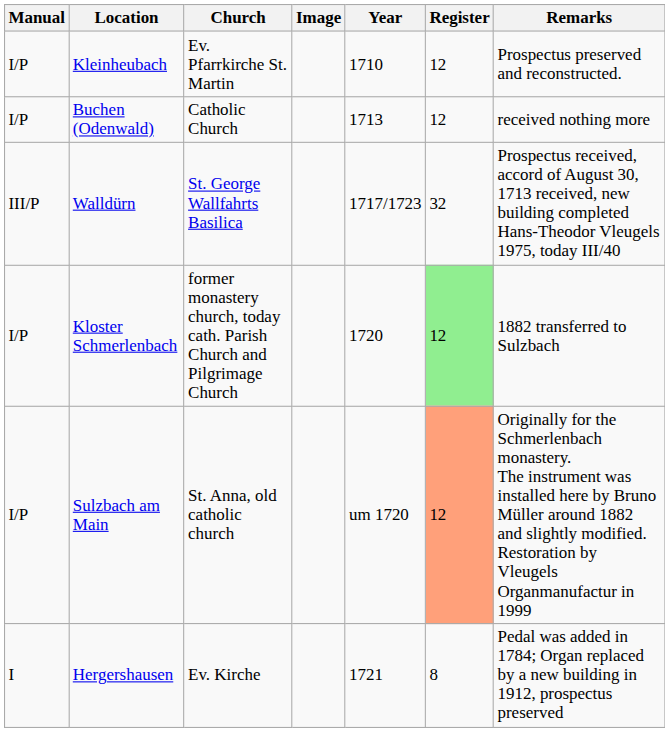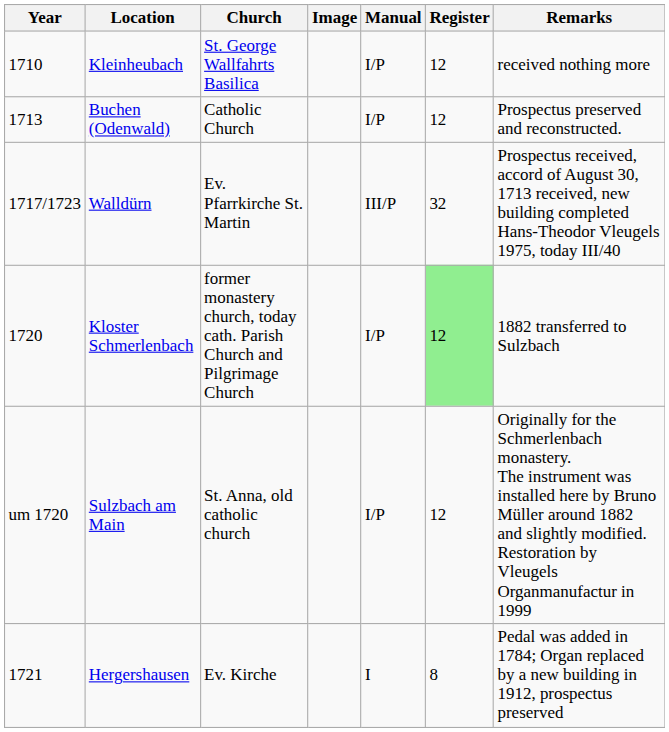columns swapped: (385, 17) <-> (37, 17)
(238, 63) Ev. Pfarrkirche St. Martin -> (240, 63) St. George Wallfahrts Basilica
(569, 63) Prospectus preserved and reconstructed. -> (574, 63) received nothing more
(574, 119) received nothing more -> (569, 119) Prospectus preserved and reconstructed.
(224, 203) St. George Wallfahrts Basilica -> (254, 203) Ev. Pfarrkirche St. Martin
(438, 514) lightsalmon background -> (438, 514) no background
